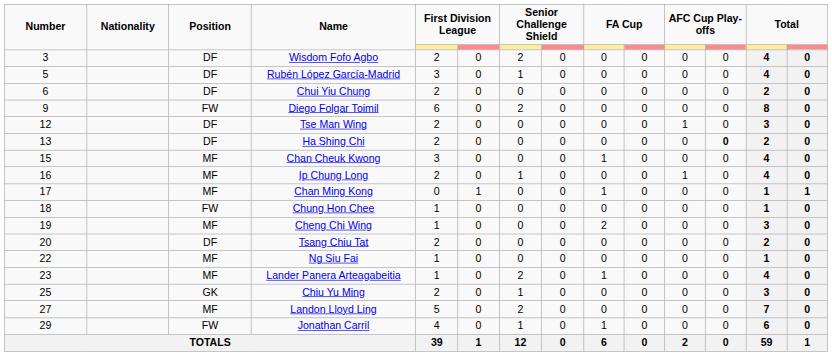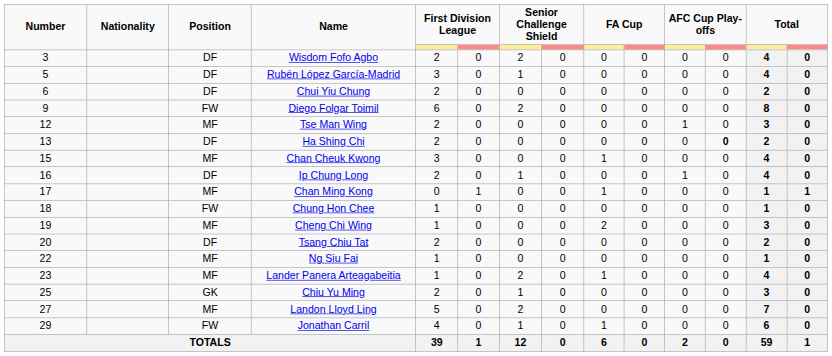(210, 125) DF -> (210, 125) MF
(210, 175) MF -> (210, 175) DF
